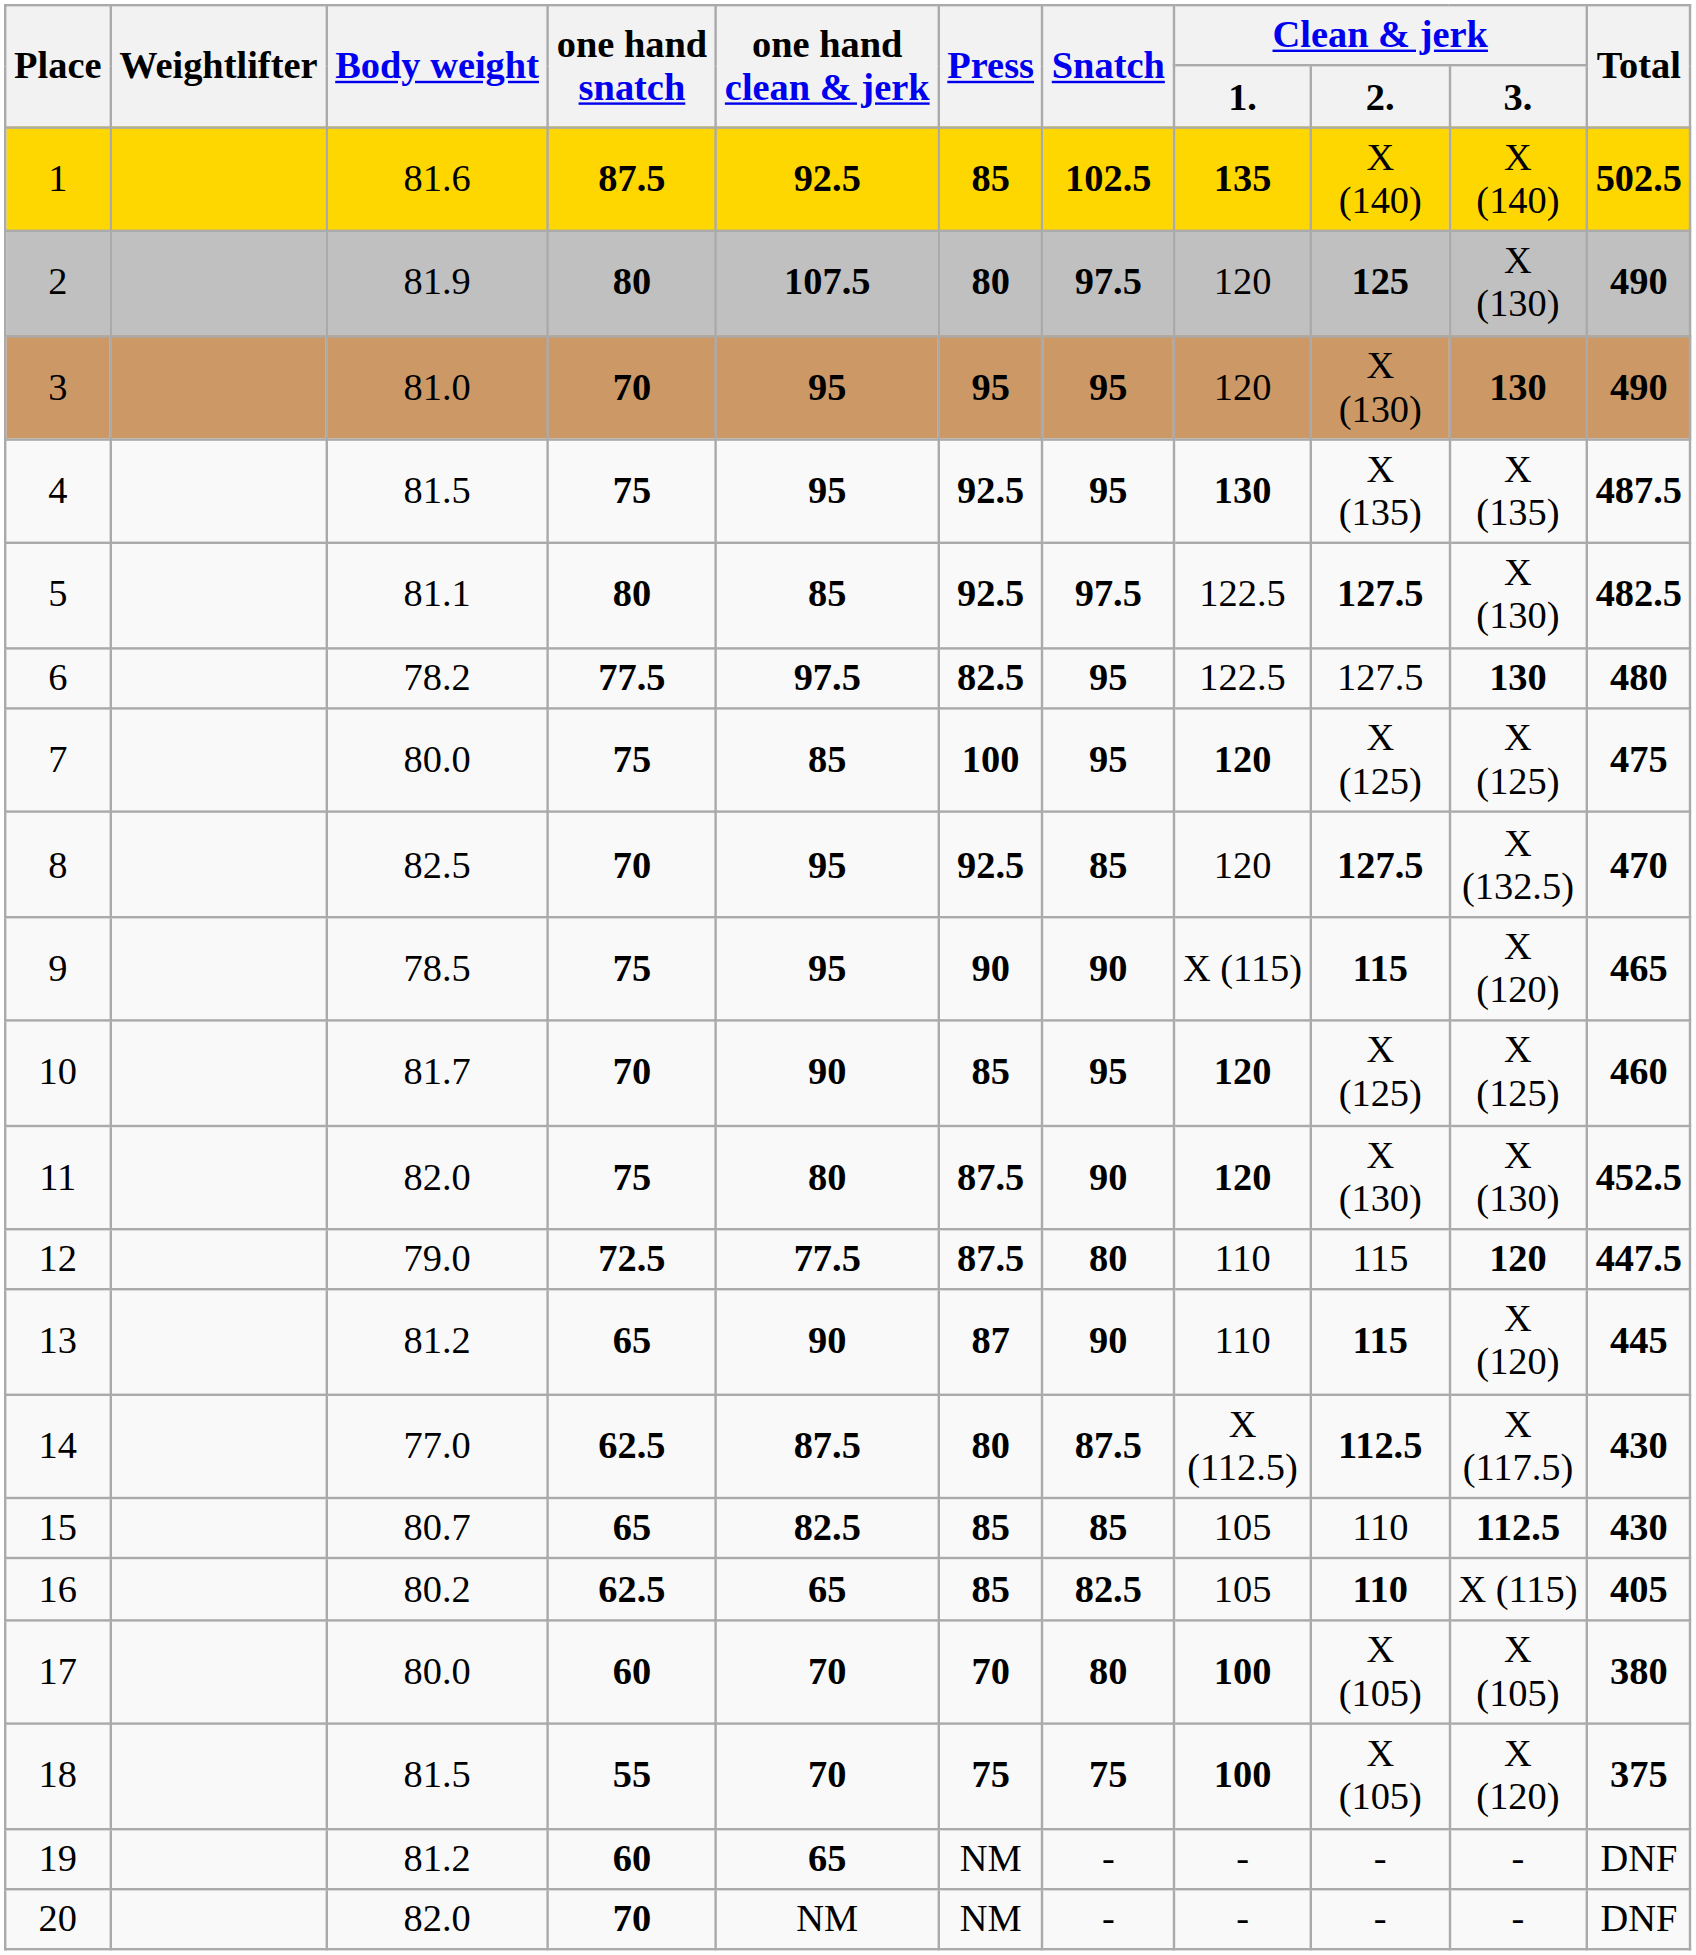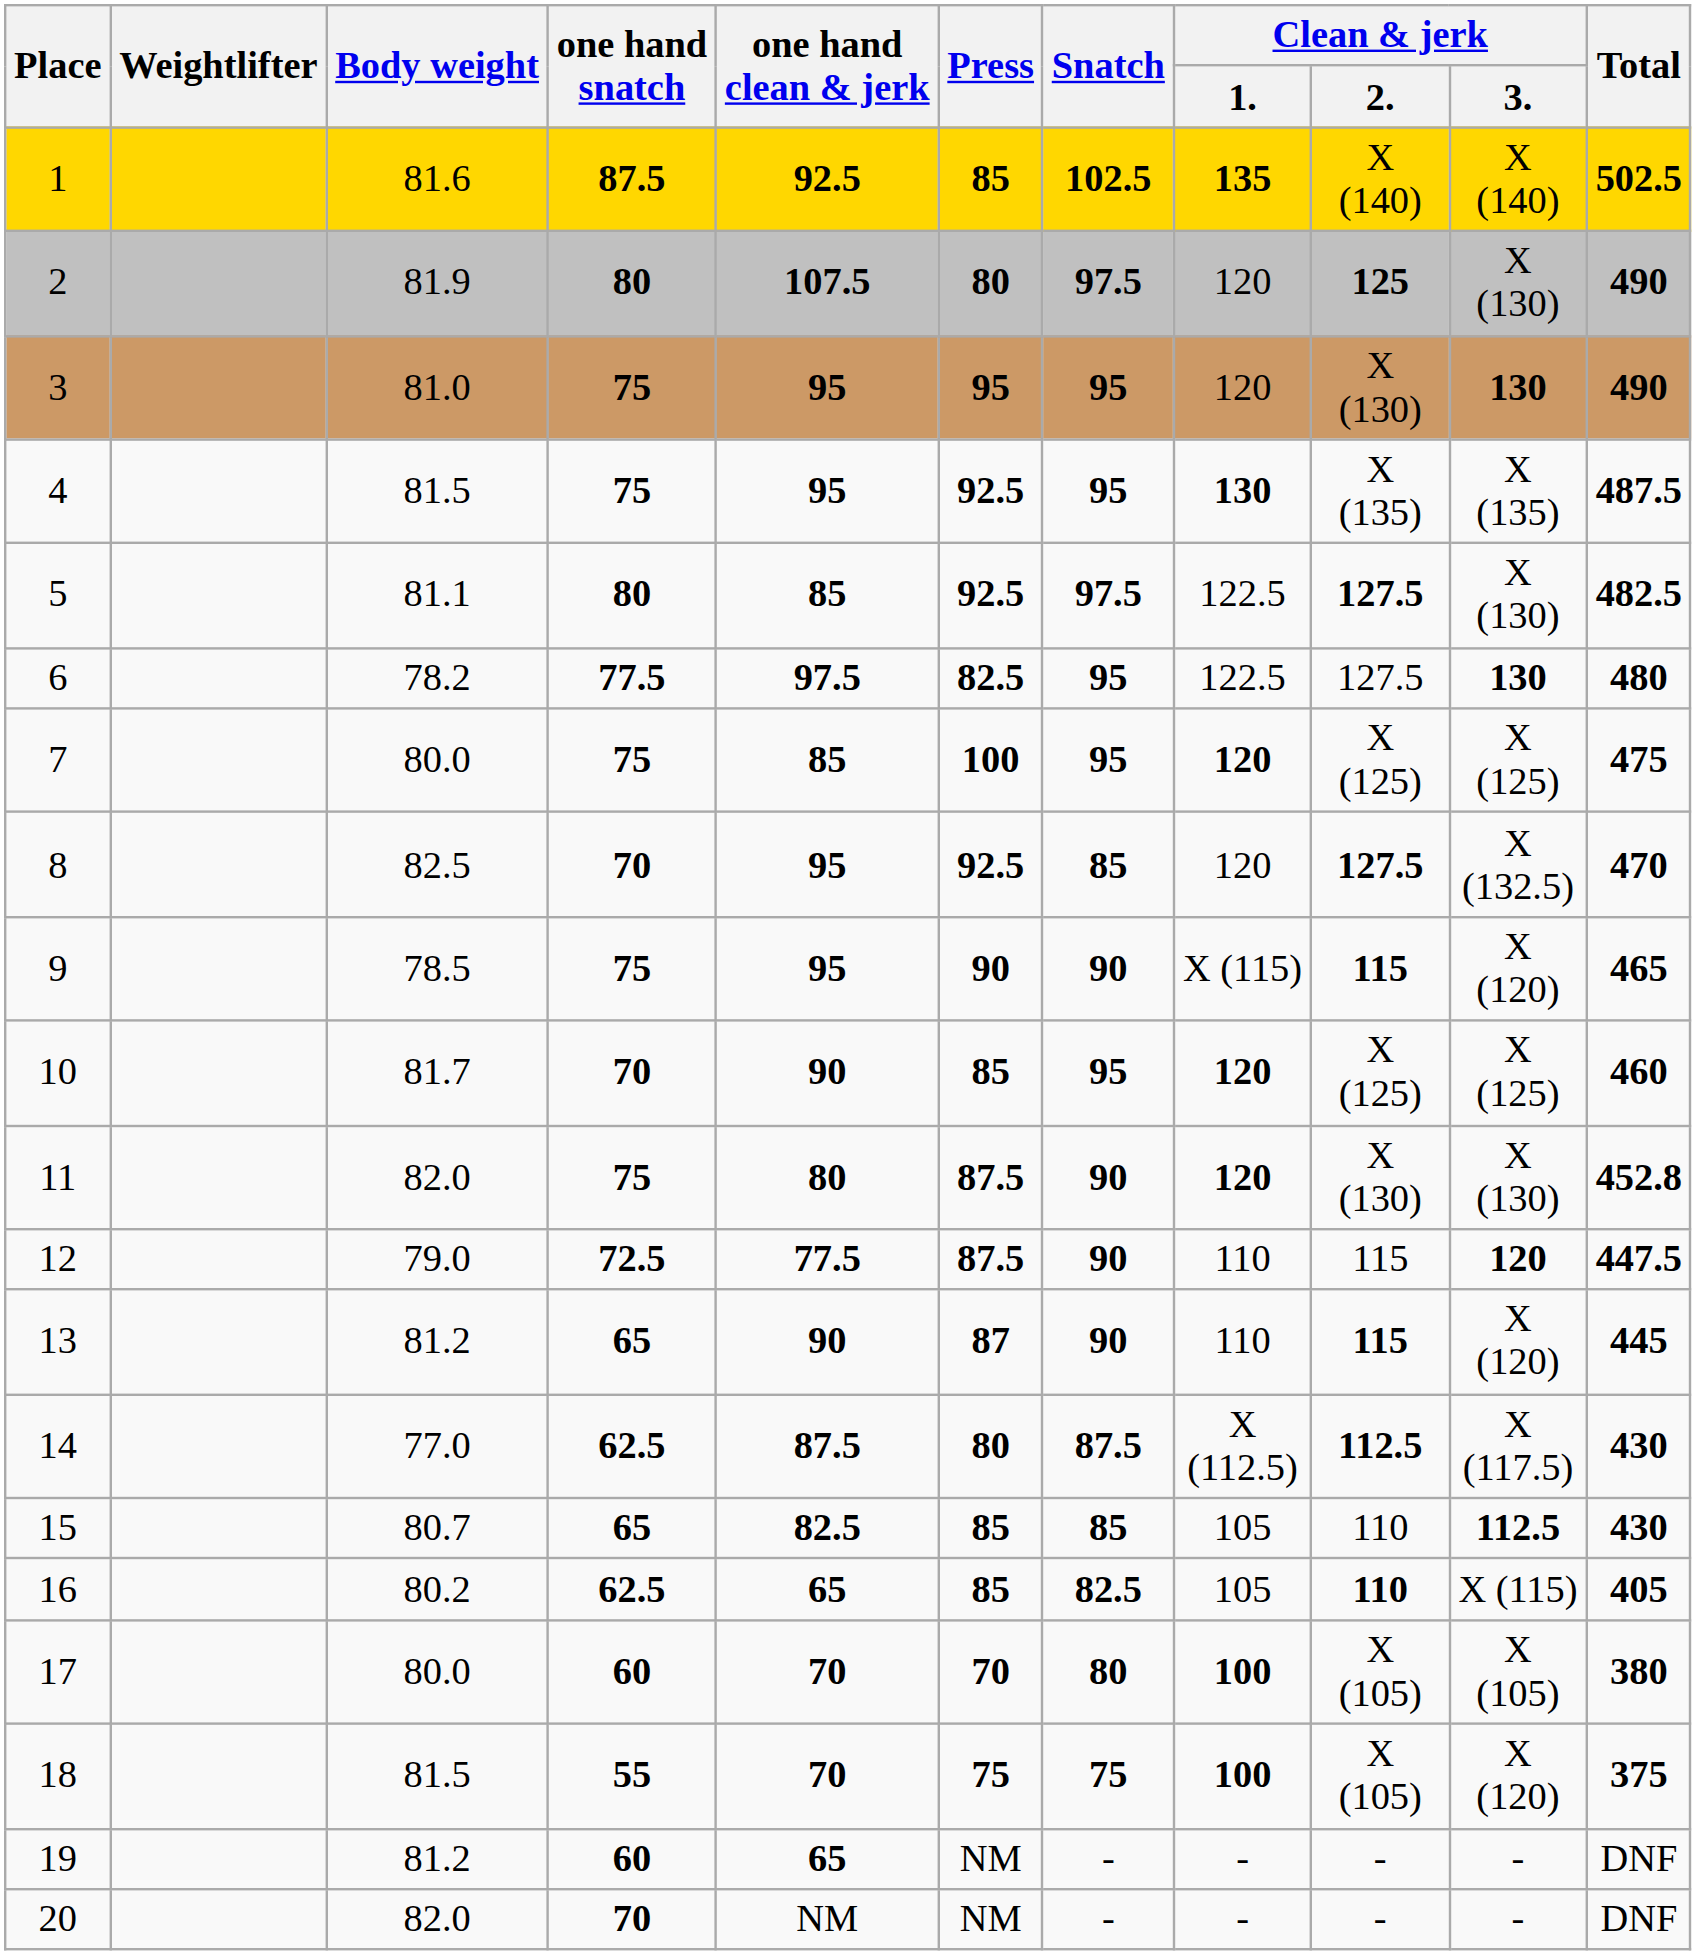(632, 386) 70 -> (632, 386) 75
(1639, 1176) 452.5 -> (1639, 1176) 452.8
(1108, 1258) 80 -> (1108, 1258) 90
